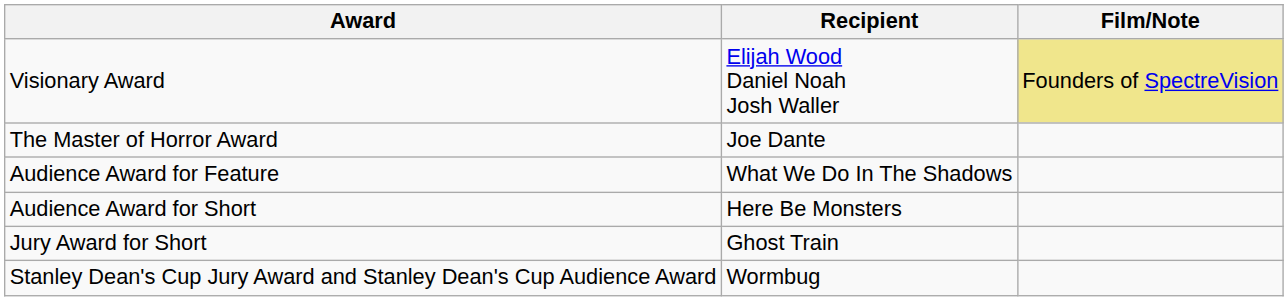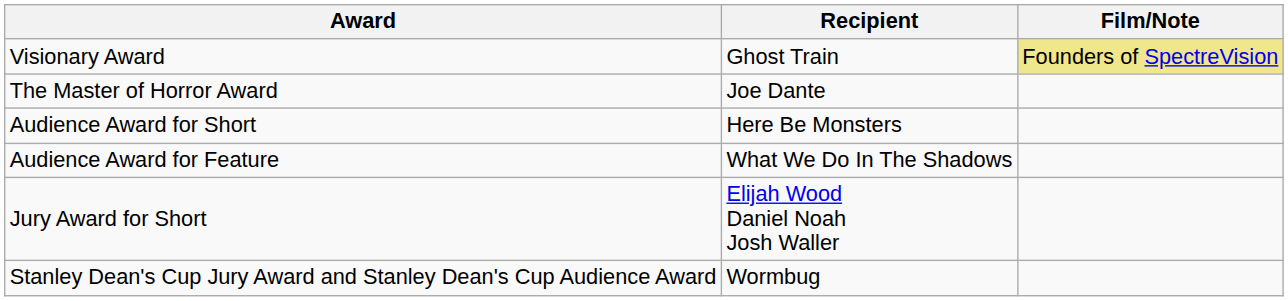(786, 80) Elijah Wood Daniel Noah Josh Waller -> (783, 56) Ghost Train
rows swapped: (144, 174) <-> (133, 208)
(783, 243) Ghost Train -> (786, 218) Elijah Wood Daniel Noah Josh Waller
